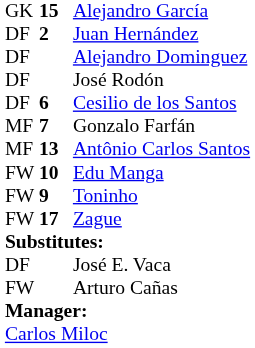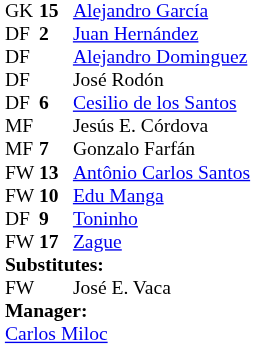+ row: (141, 125)
(19, 149) MF -> (20, 172) FW
(20, 195) FW -> (17, 218) DF
(17, 264) DF -> (20, 287) FW
- row: (125, 287)
